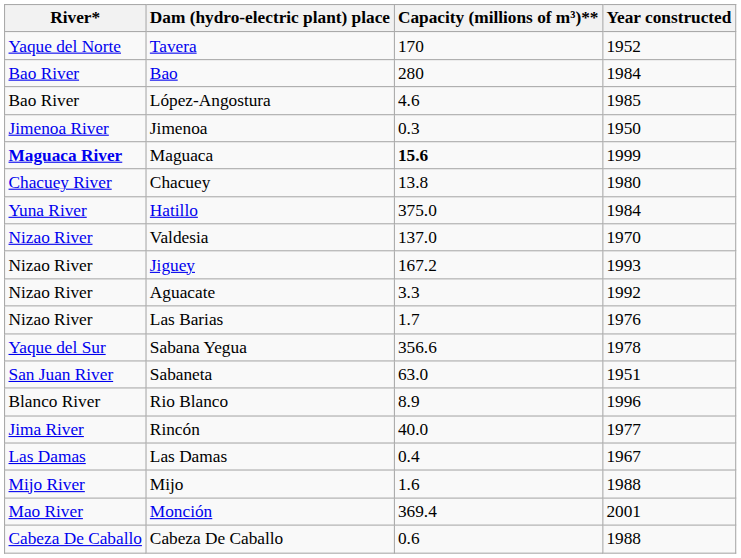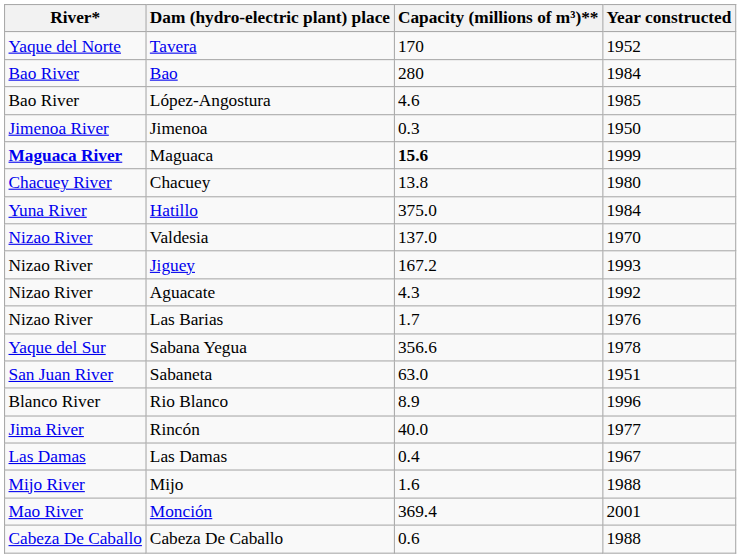(409, 292) 3.3 -> (409, 292) 4.3
